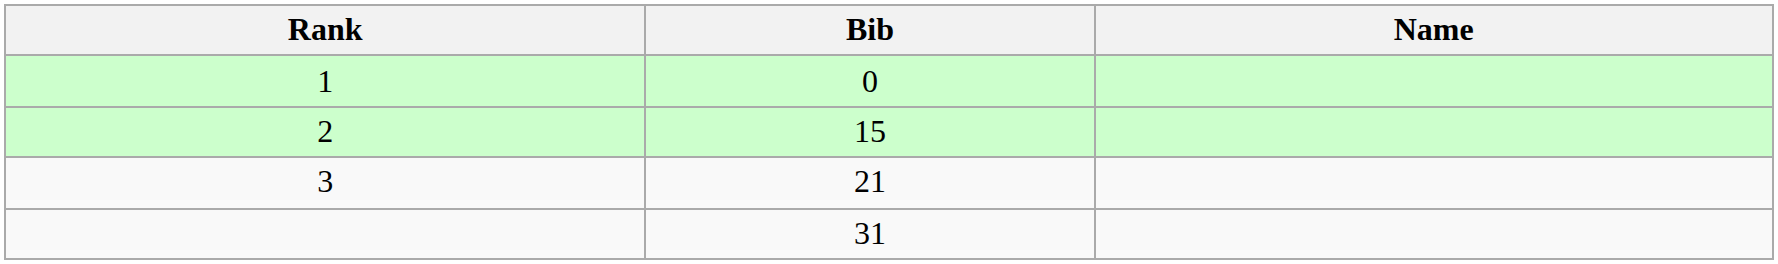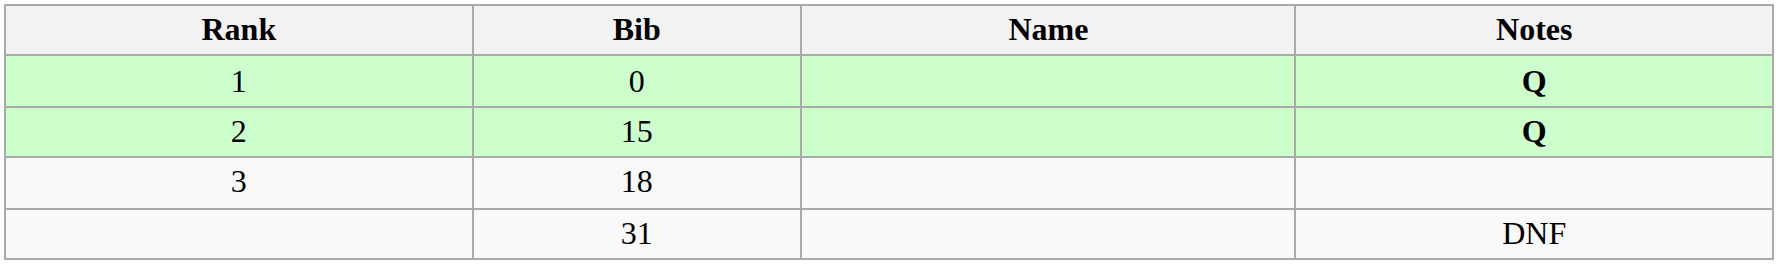+ column: (1534, 29)
(870, 182) 21 -> (637, 182) 18
